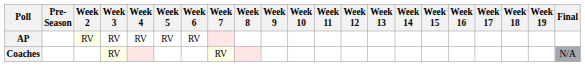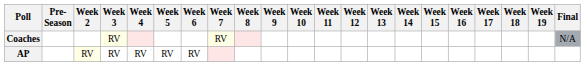rows swapped: (23, 39) <-> (23, 54)
